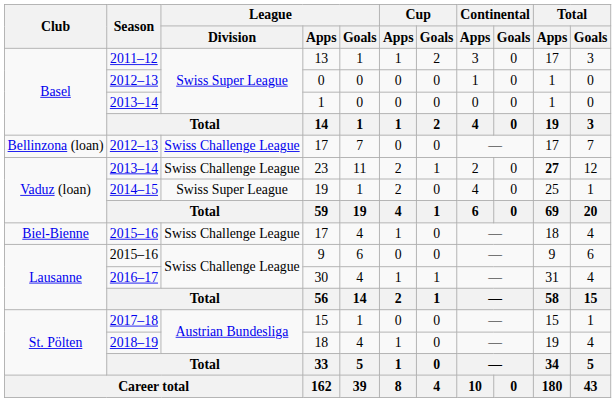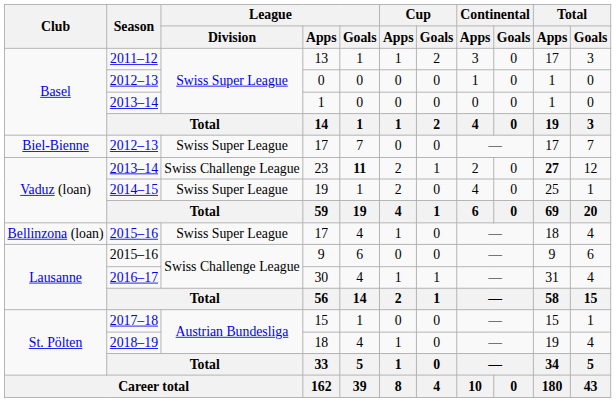(56, 146) Bellinzona (loan) -> (56, 146) Biel-Bienne
(232, 146) Swiss Challenge League -> (232, 146) Swiss Super League
(360, 168) normal -> (360, 168) bold
(56, 233) Biel-Bienne -> (56, 233) Bellinzona (loan)
(232, 233) Swiss Challenge League -> (232, 233) Swiss Super League
